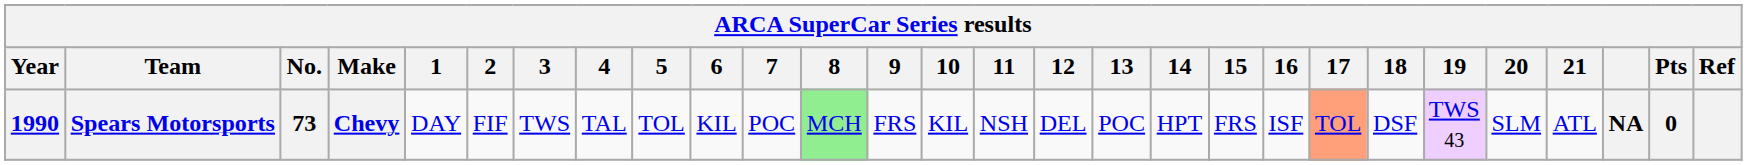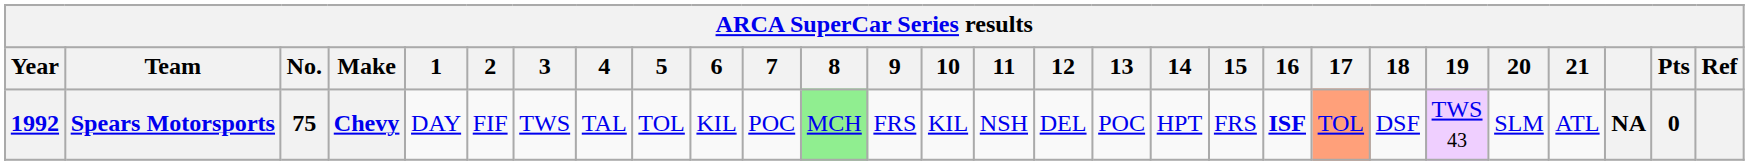(35, 124) 1990 -> (35, 124) 1992
(304, 124) 73 -> (304, 124) 75
(1286, 124) normal -> (1287, 124) bold
